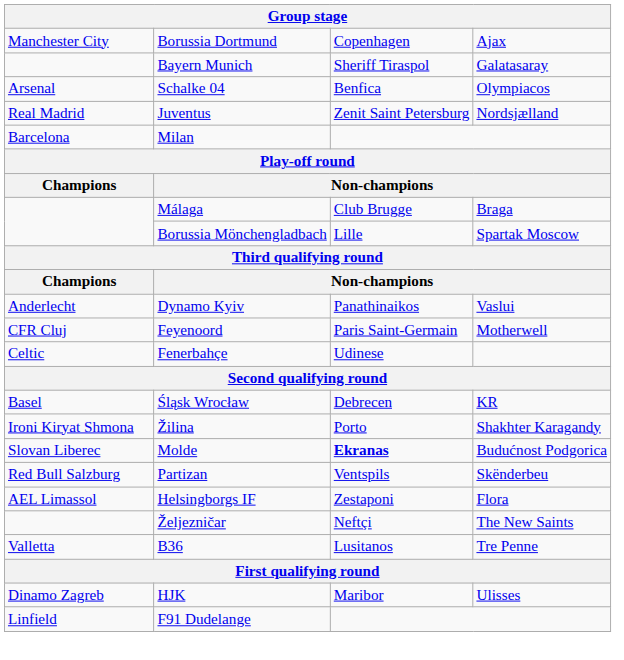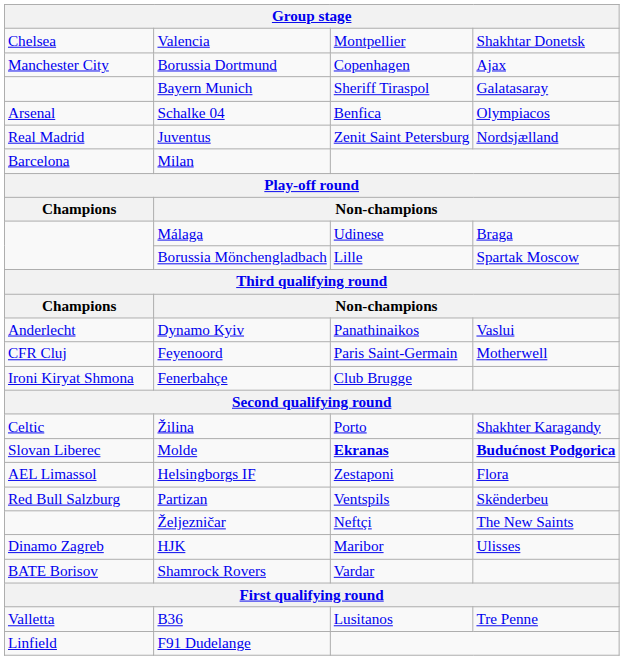+ row: (184, 40)
(373, 209) Club Brugge -> (359, 233) Udinese
(26, 354) Celtic -> (71, 378) Ironi Kiryat Shmona
(359, 354) Udinese -> (373, 378) Club Brugge
- row: (203, 402)
(71, 426) Ironi Kiryat Shmona -> (26, 426) Celtic
(542, 450) normal -> (546, 450) bold
rows swapped: (182, 474) <-> (207, 498)
rows swapped: (171, 595) <-> (170, 546)
+ row: (212, 570)
